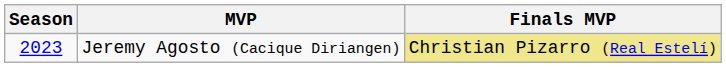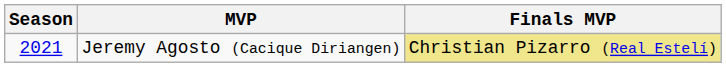(41, 48) 2023 -> (41, 48) 2021
